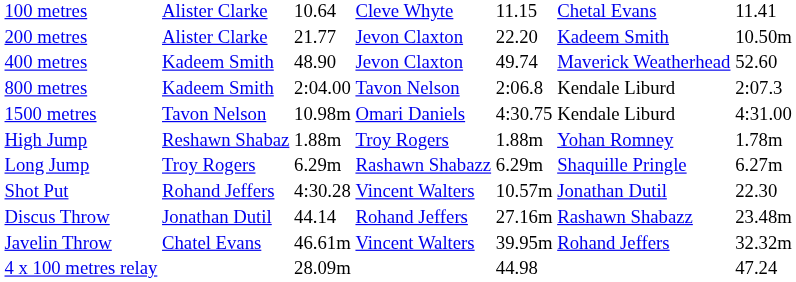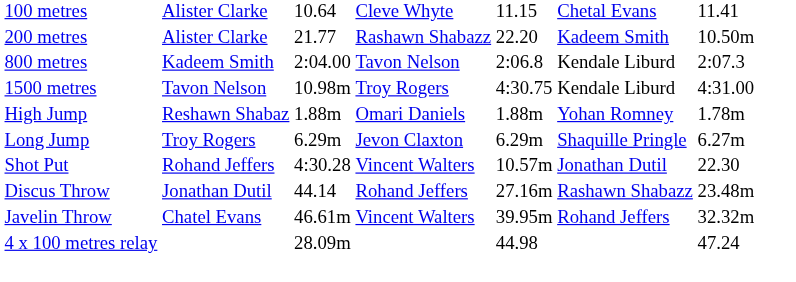(409, 36) Jevon Claxton -> (423, 36) Rashawn Shabazz
- row: (46, 62)
(410, 113) Omari Daniels -> (402, 88) Troy Rogers
(402, 139) Troy Rogers -> (410, 113) Omari Daniels
(423, 165) Rashawn Shabazz -> (409, 139) Jevon Claxton
